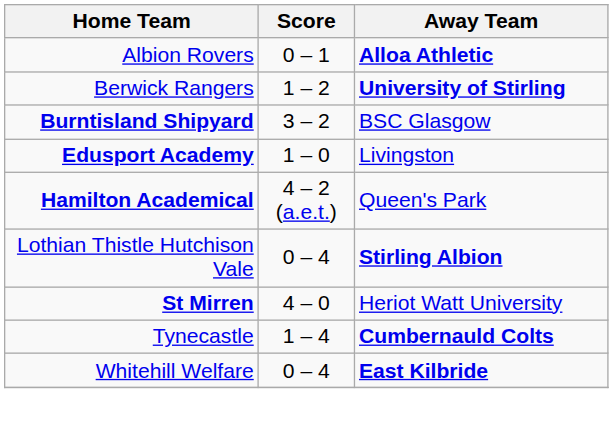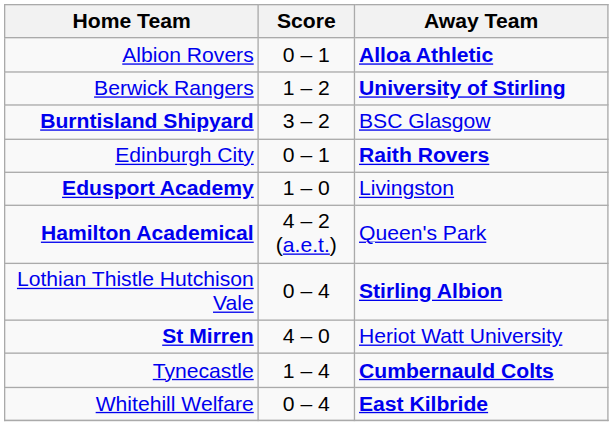+ row: (184, 155)
